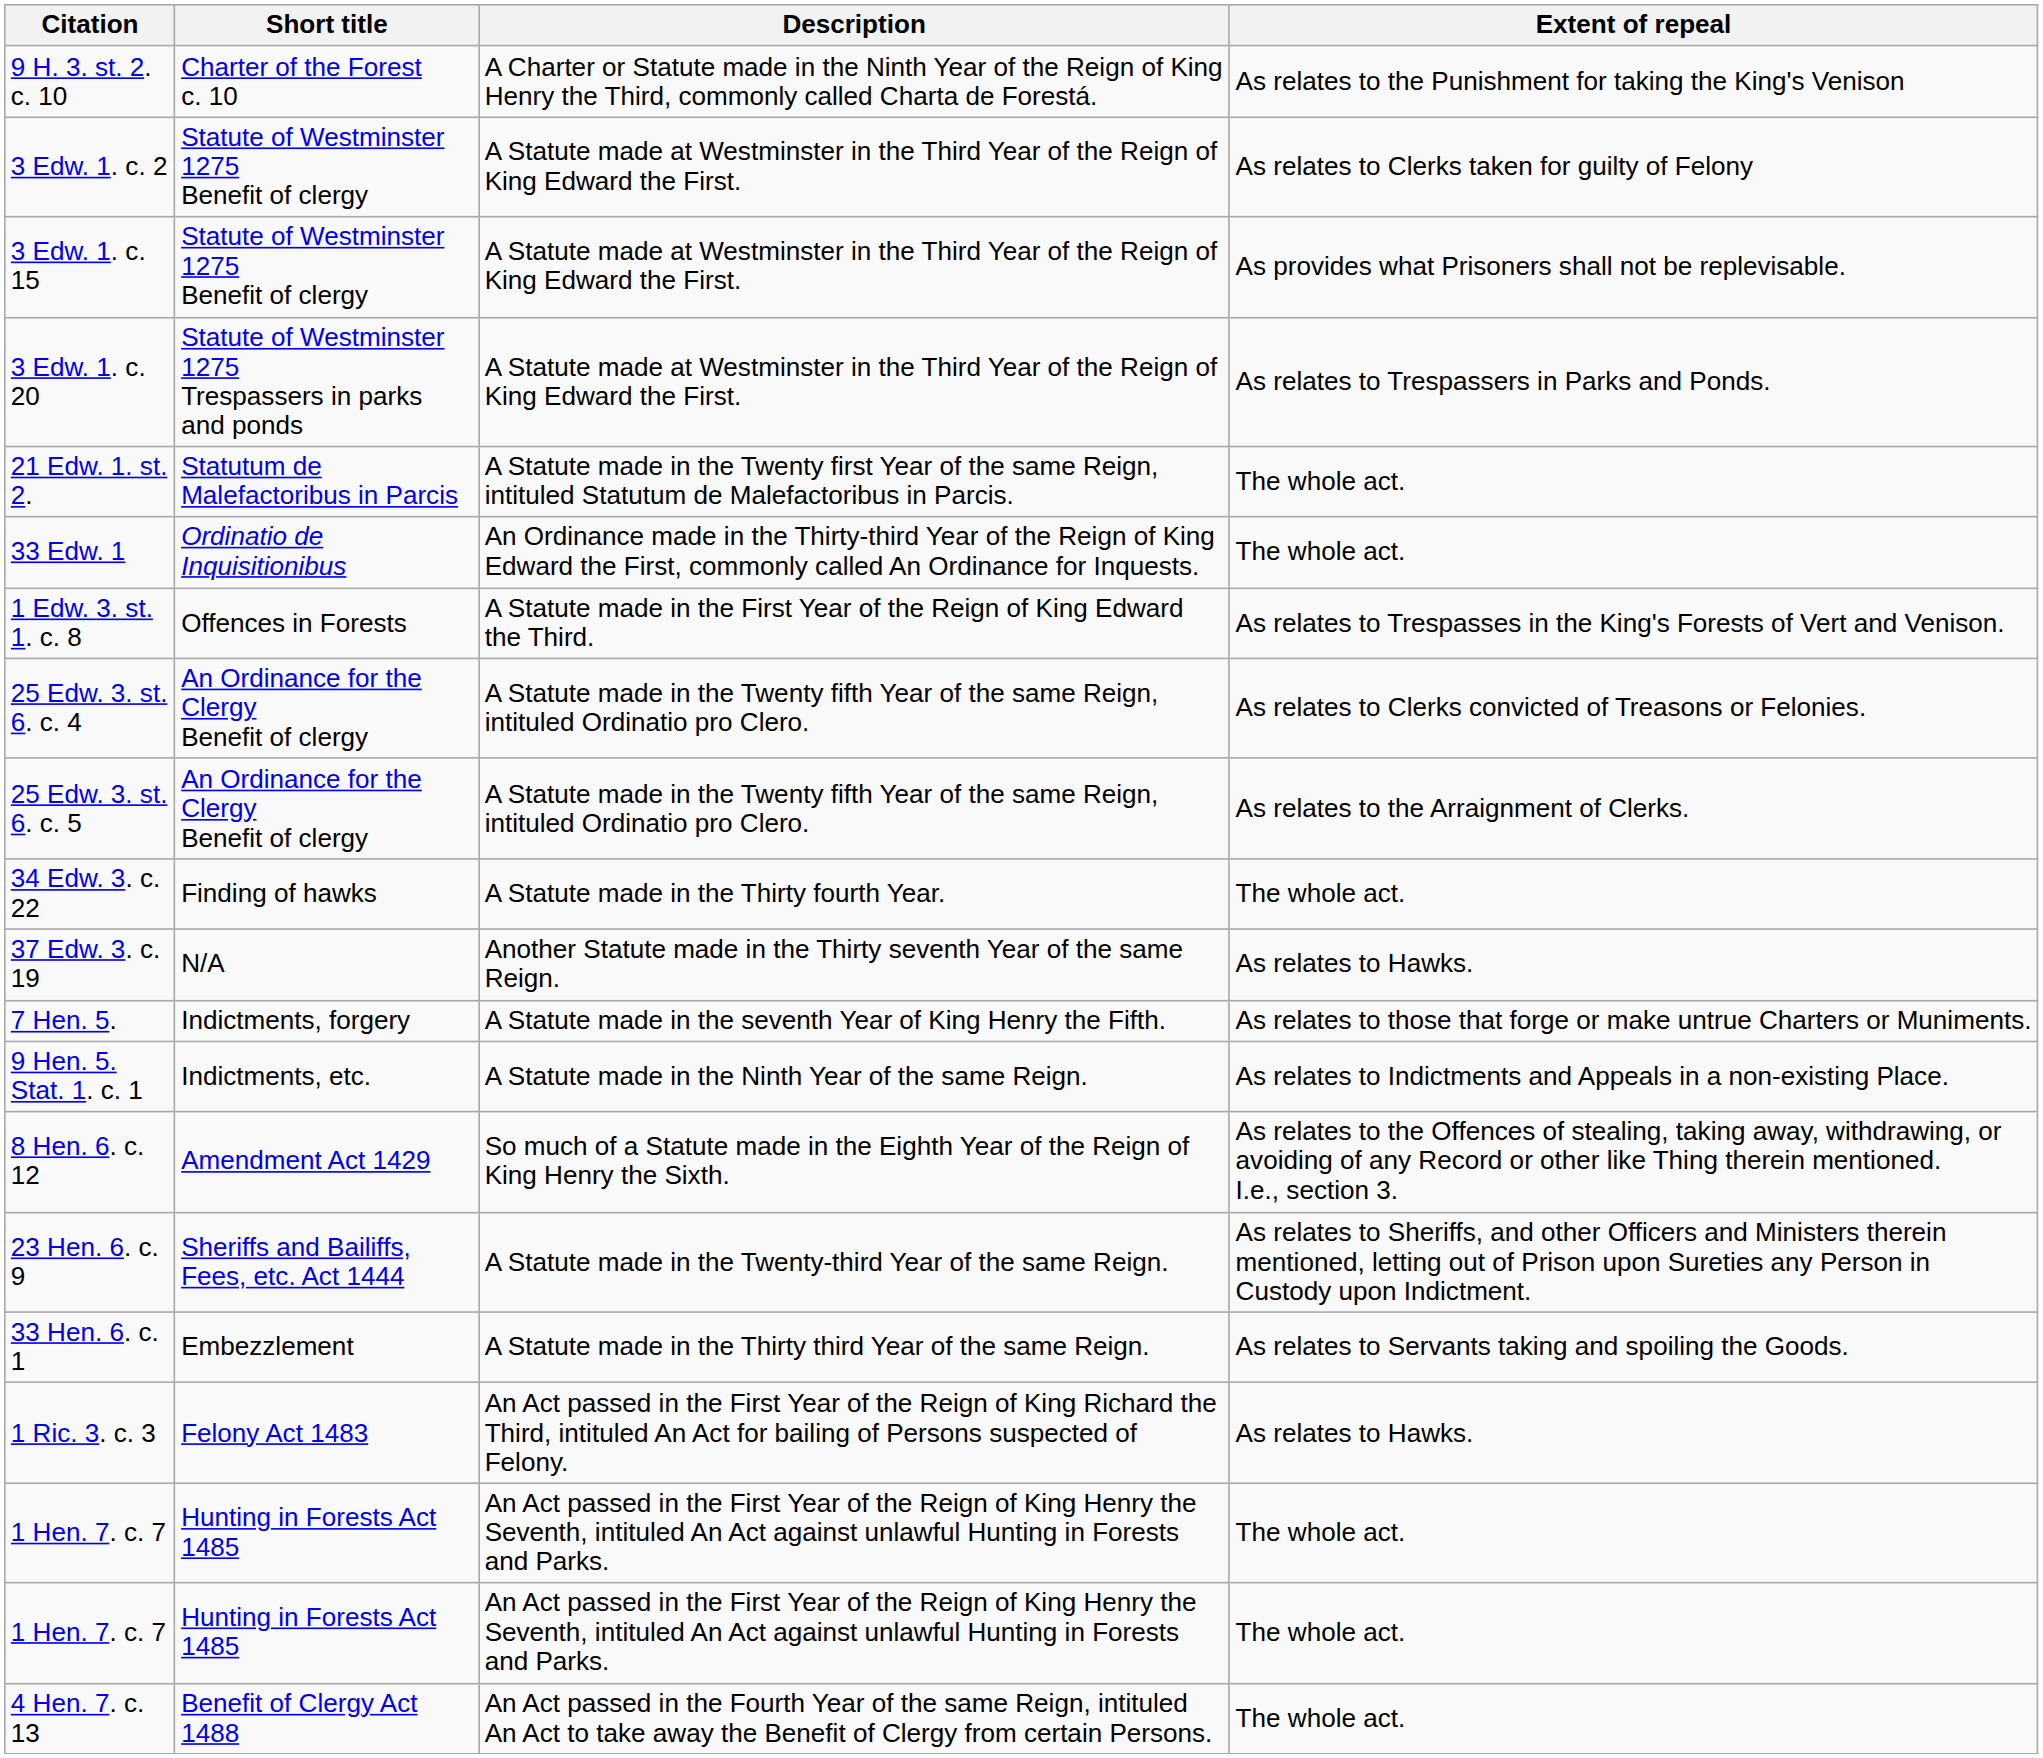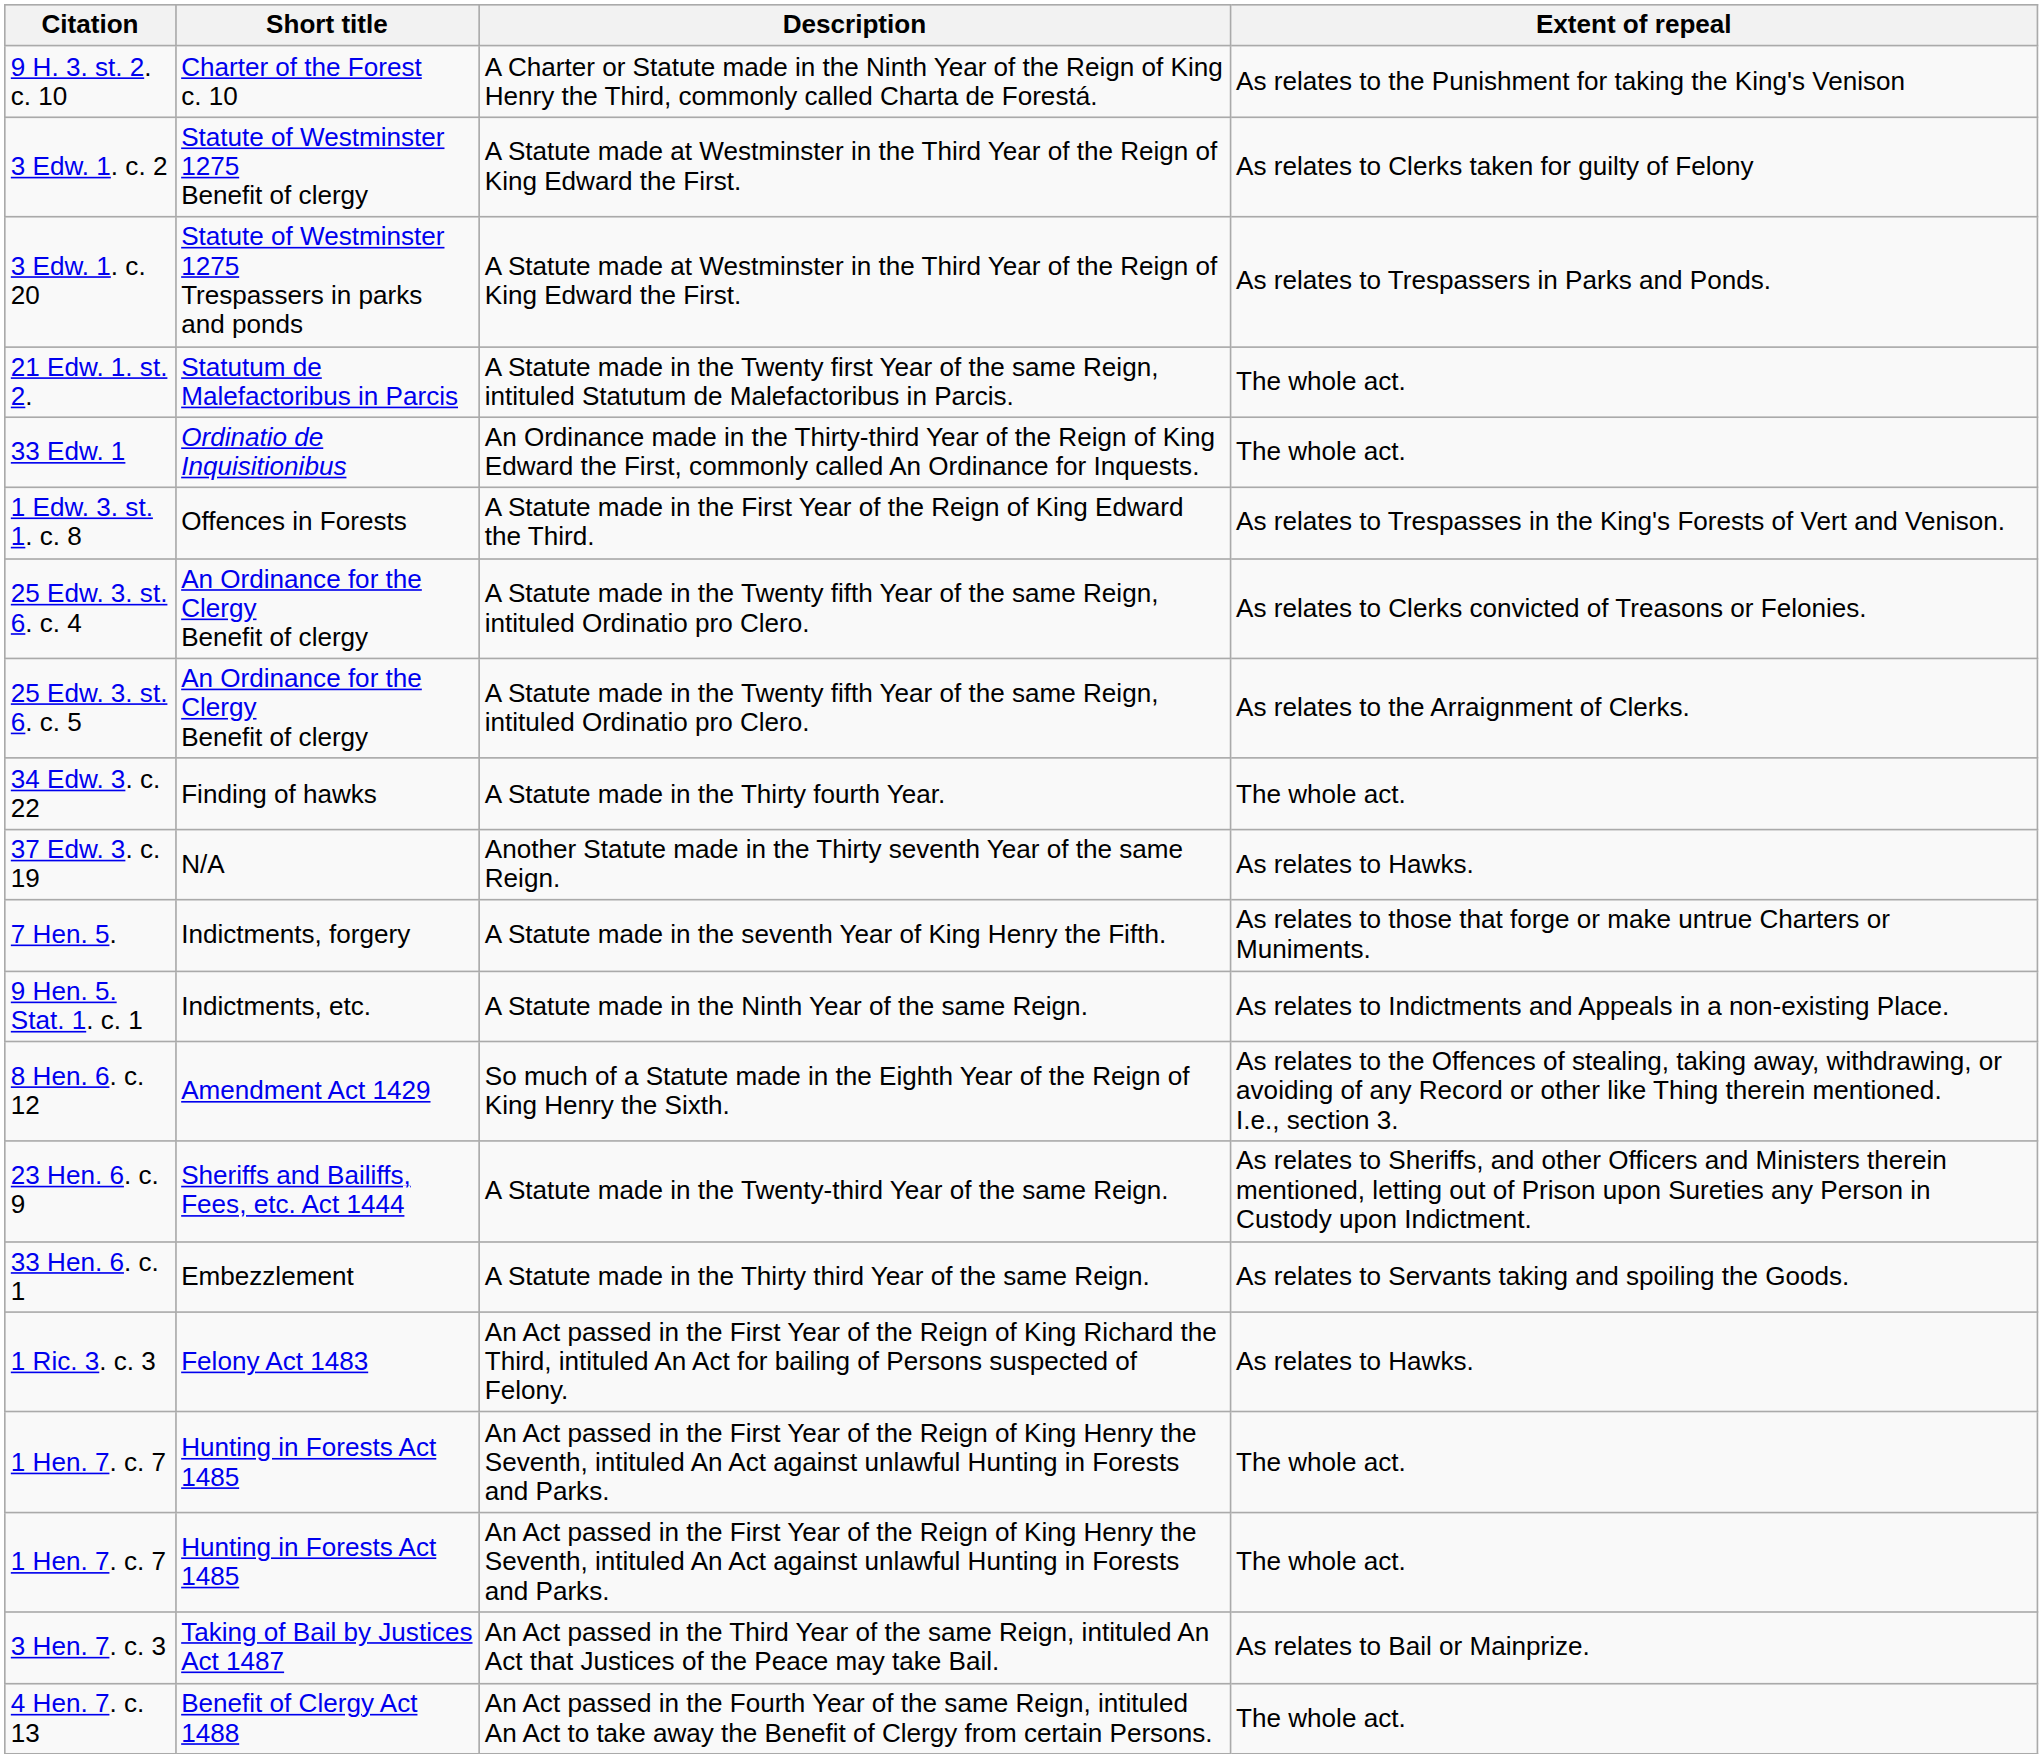- row: (78, 266)
+ row: (88, 1647)
